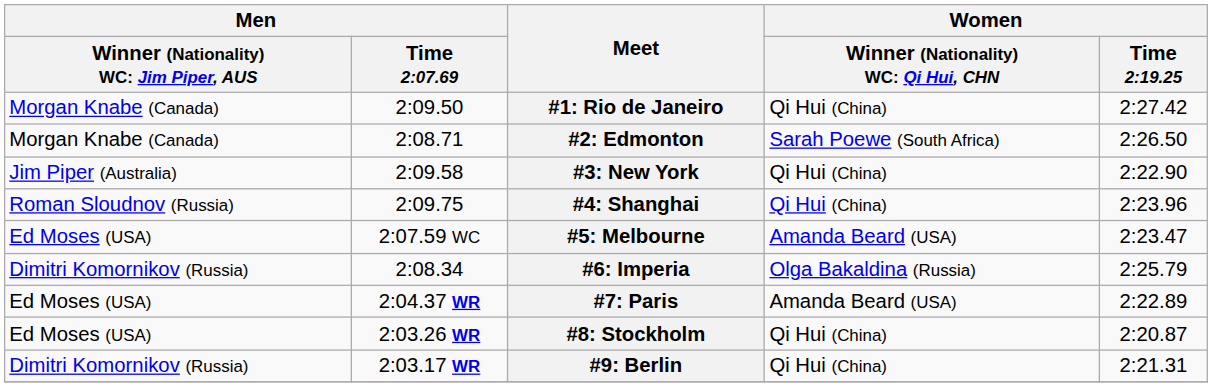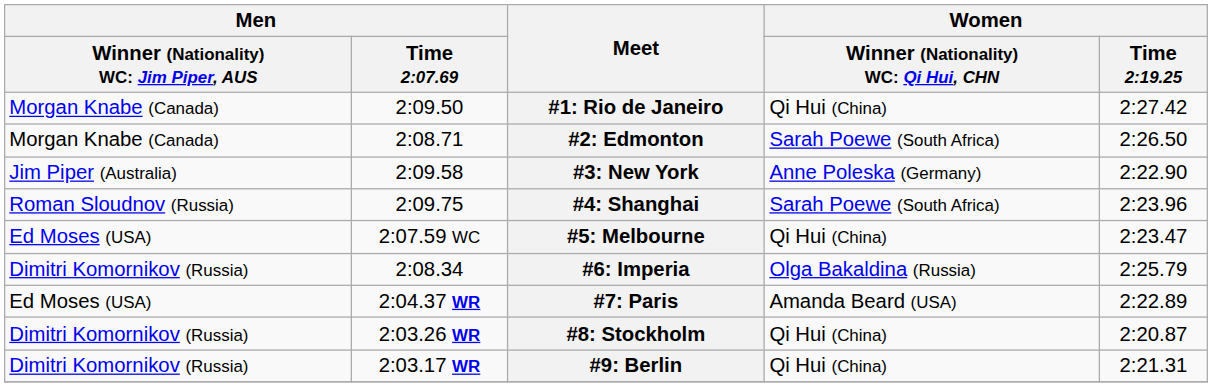(828, 172) Qi Hui (China) -> (875, 172) Anne Poleska (Germany)
(828, 204) Qi Hui (China) -> (884, 204) Sarah Poewe (South Africa)
(863, 236) Amanda Beard (USA) -> (828, 236) Qi Hui (China)
(80, 333) Ed Moses (USA) -> (129, 333) Dimitri Komornikov (Russia)
